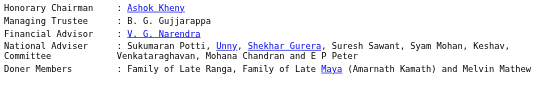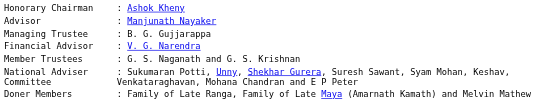+ row: (22, 21)
+ row: (43, 59)
